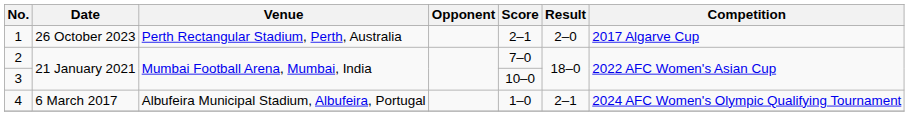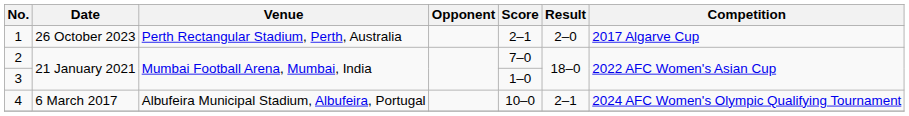(520, 79) 10–0 -> (520, 79) 1–0
(520, 100) 1–0 -> (520, 100) 10–0
